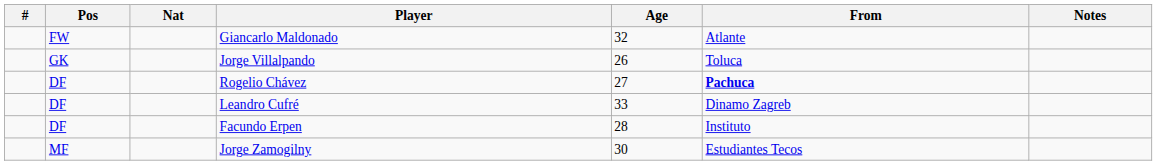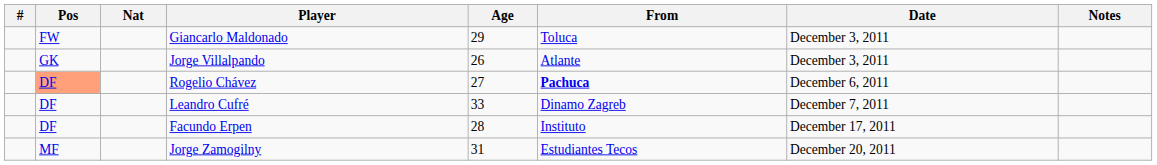+ column: (922, 15)
(621, 38) 32 -> (478, 38) 29
(725, 38) Atlante -> (559, 38) Toluca
(724, 60) Toluca -> (560, 60) Atlante
(58, 82) no background -> (48, 82) lightsalmon background
(621, 149) 30 -> (478, 149) 31
